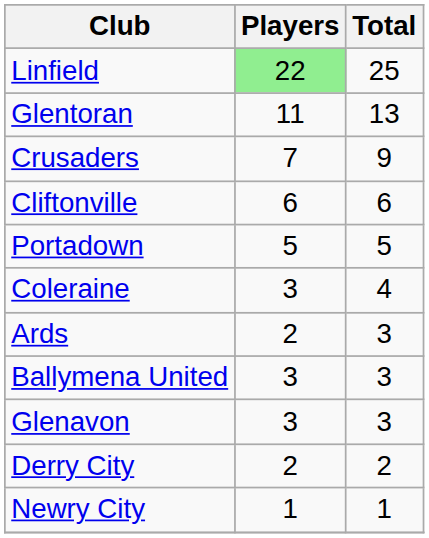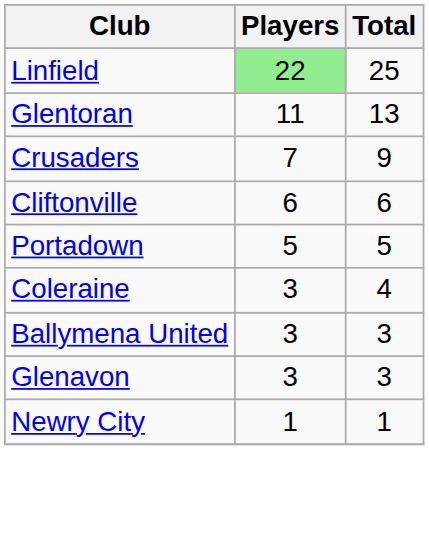- row: (40, 333)
- row: (73, 465)
